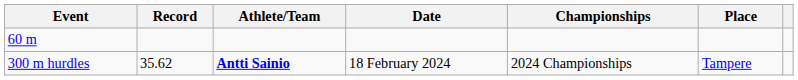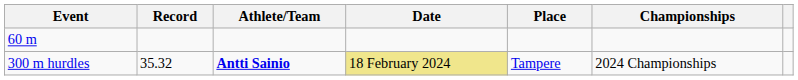columns swapped: (603, 16) <-> (741, 16)
(156, 63) 35.62 -> (156, 63) 35.32
(400, 63) no background -> (400, 63) khaki background
